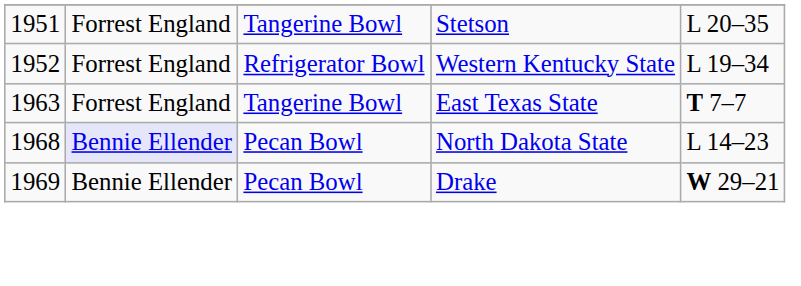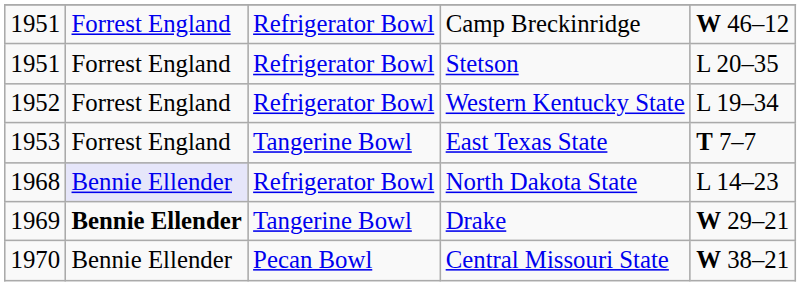+ row: (543, 24)
(323, 24) Tangerine Bowl -> (344, 63) Refrigerator Bowl
(35, 102) 1963 -> (35, 142) 1953
(303, 142) Pecan Bowl -> (344, 181) Refrigerator Bowl
(152, 181) normal -> (157, 220) bold
(303, 181) Pecan Bowl -> (332, 220) Tangerine Bowl
+ row: (557, 260)
